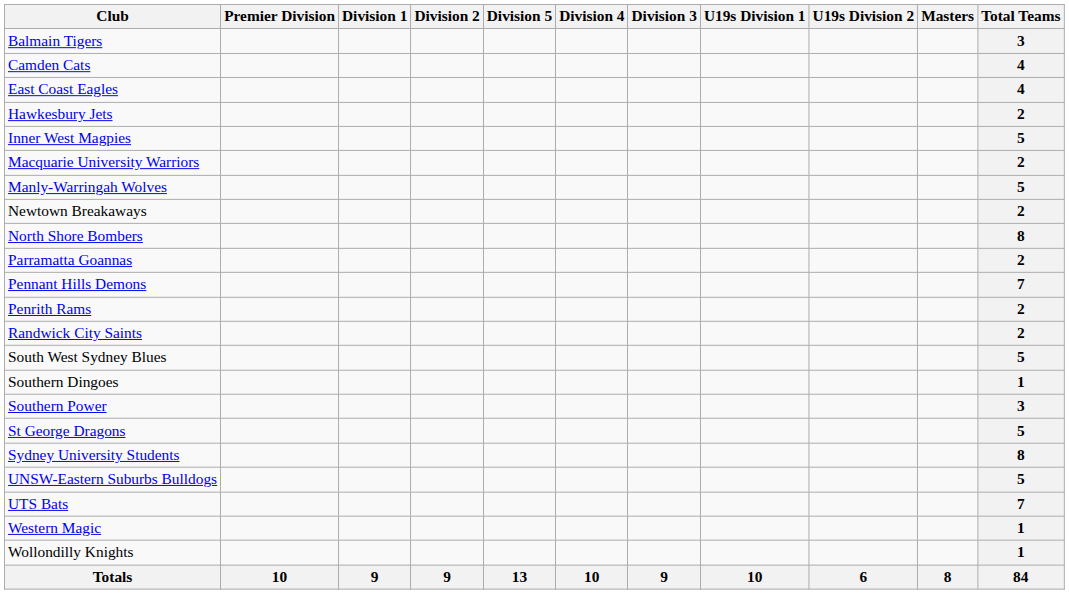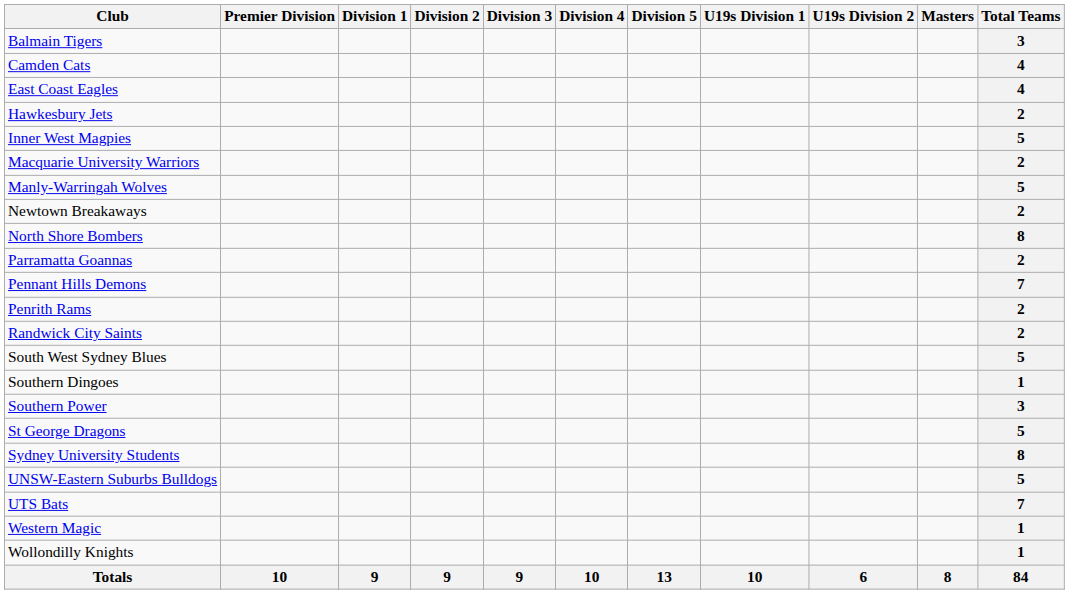columns swapped: (664, 16) <-> (519, 16)
